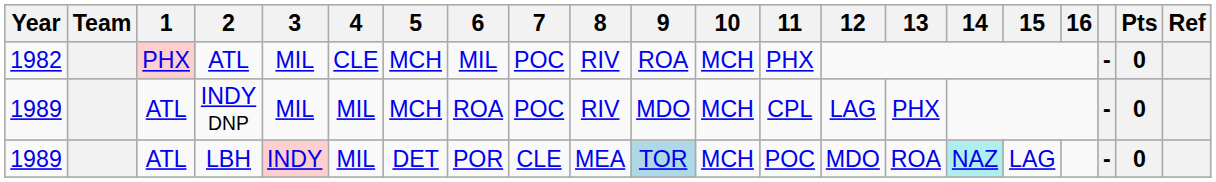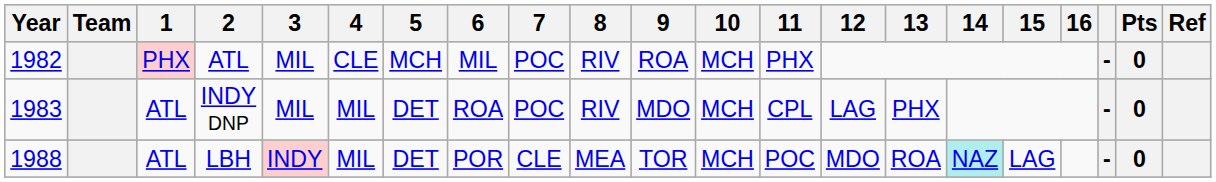(36, 110) 1989 -> (36, 110) 1983
(416, 110) MCH -> (416, 110) DET
(36, 159) 1989 -> (36, 159) 1988
(663, 159) lightblue background -> (663, 159) no background
